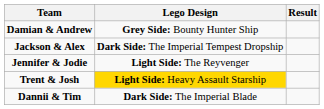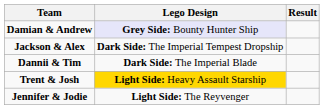(190, 29) no background -> (190, 29) lavender background
rows swapped: (49, 96) <-> (49, 63)
